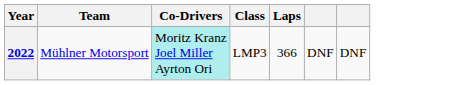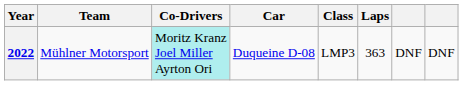+ column: (274, 15)
(287, 53) 366 -> (375, 53) 363
